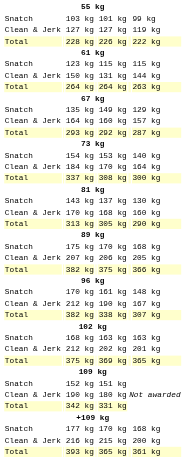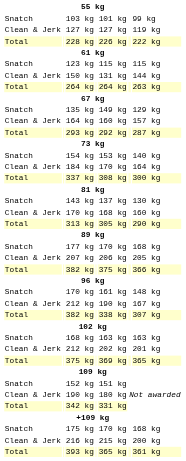rows swapped: (19, 247) <-> (19, 429)
